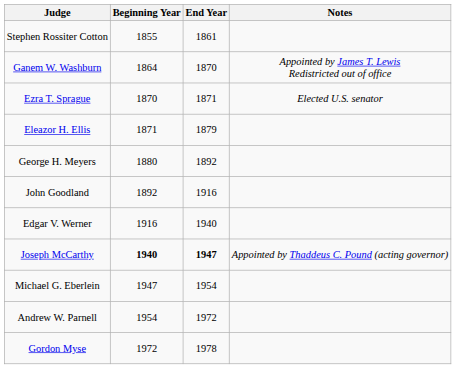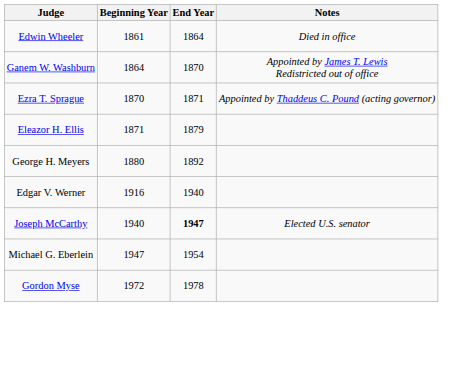- row: (57, 36)
+ row: (51, 36)
(340, 98) Elected U.S. senator -> (327, 98) Appointed by Thaddeus C. Pound (acting governor)
- row: (57, 192)
(147, 254) bold -> (134, 223) normal
(340, 254) Appointed by Thaddeus C. Pound (acting governor) -> (327, 223) Elected U.S. senator
- row: (57, 317)
